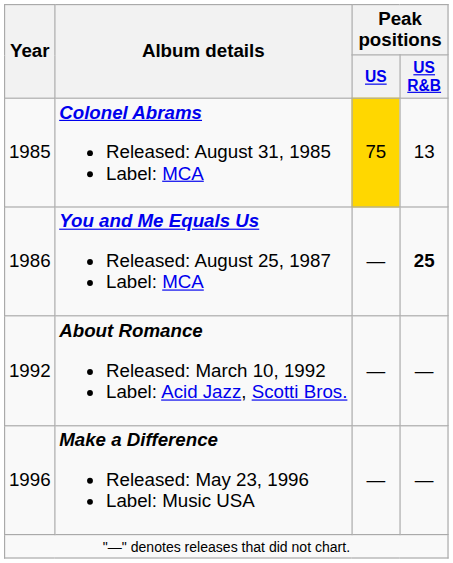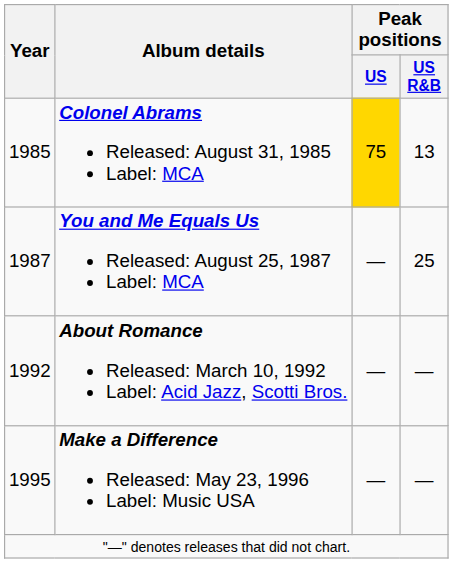(30, 261) 1986 -> (30, 261) 1987
(424, 261) bold -> (424, 261) normal
(30, 480) 1996 -> (30, 480) 1995
